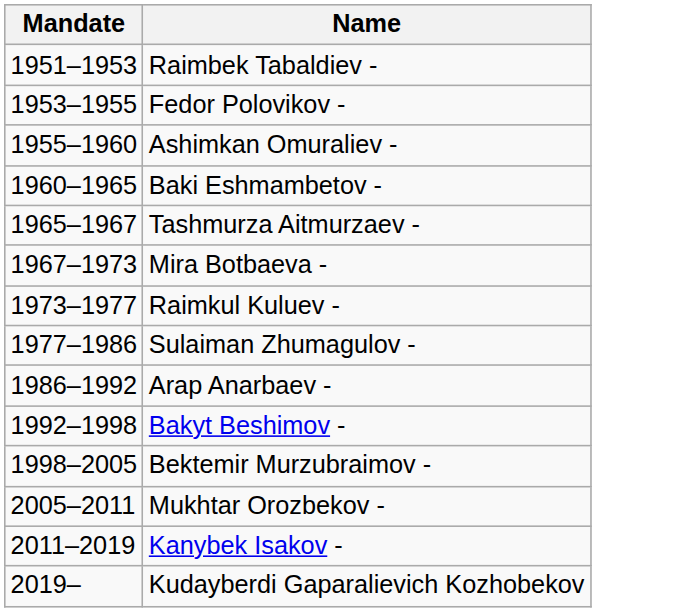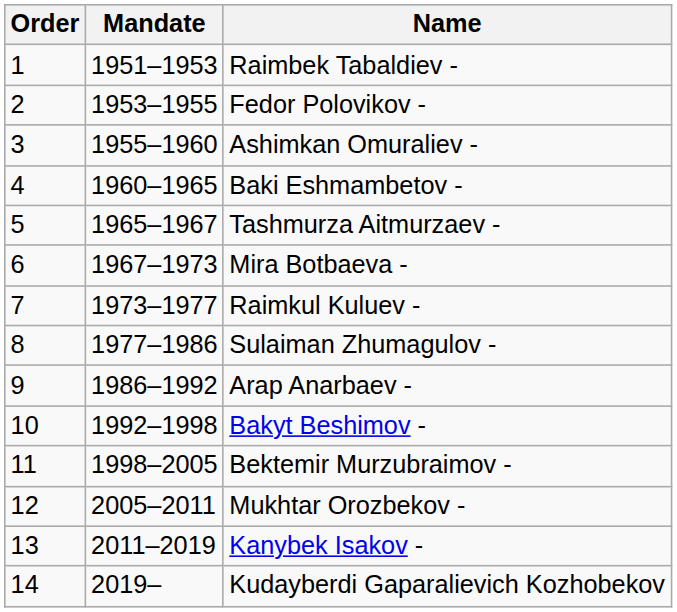+ column: (45, 24)
